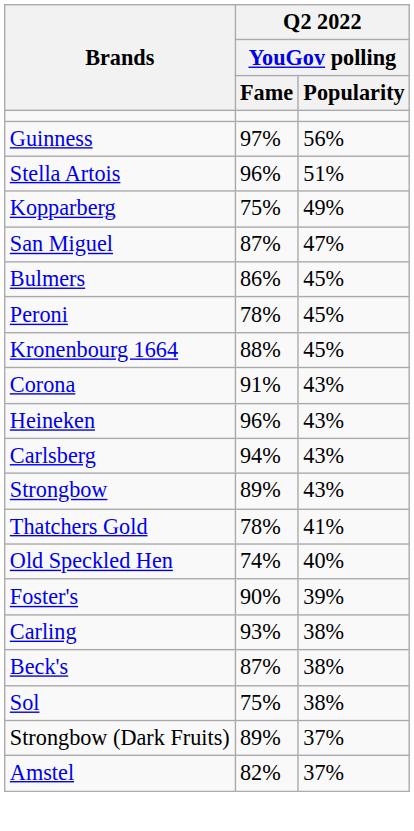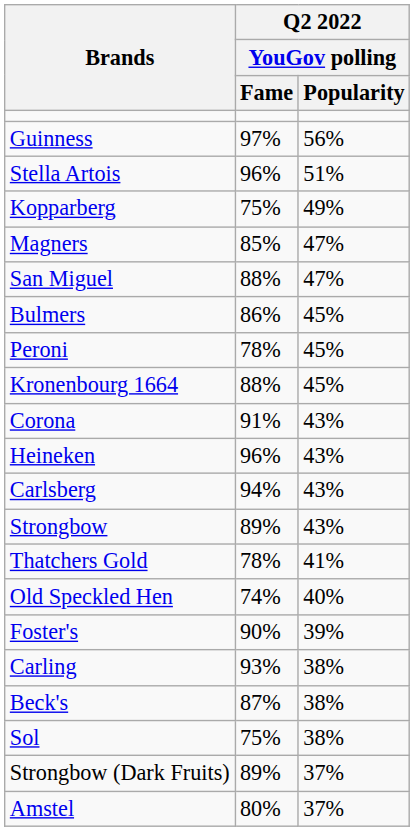+ row: (49, 244)
(260, 244) 87% -> (260, 279) 88%
(260, 773) 82% -> (260, 808) 80%
